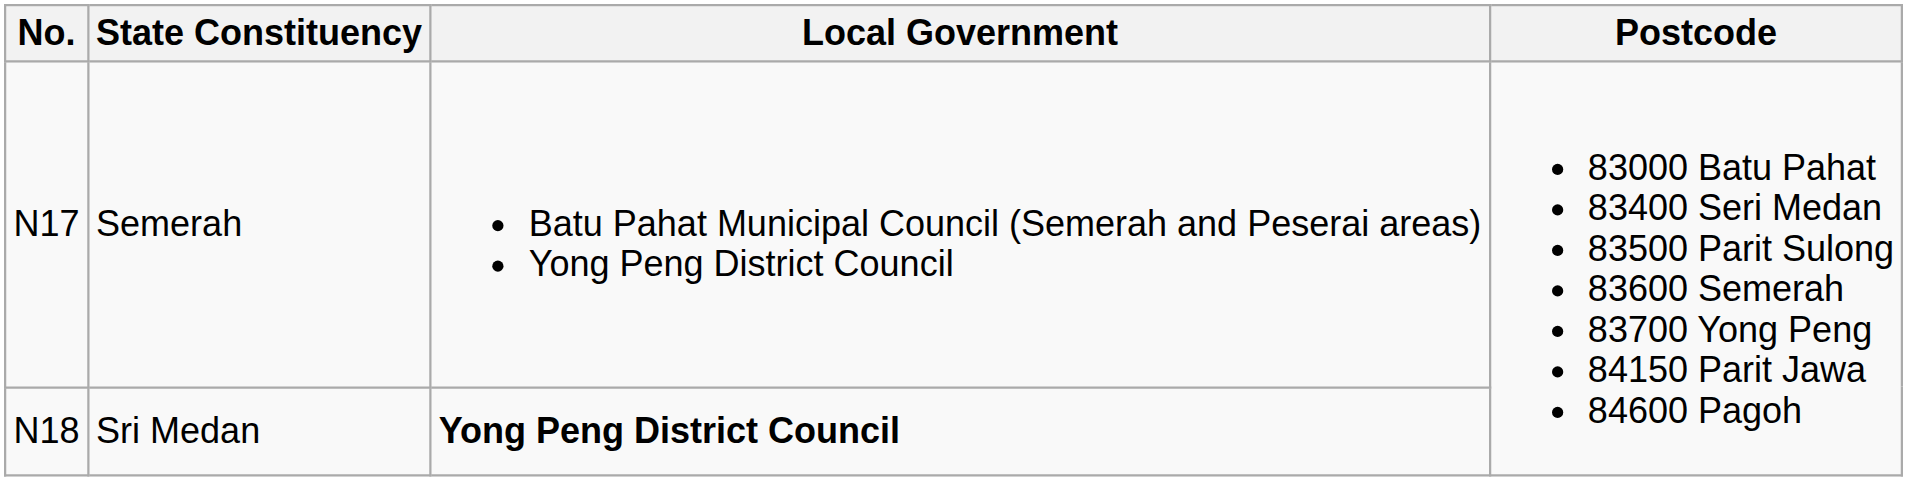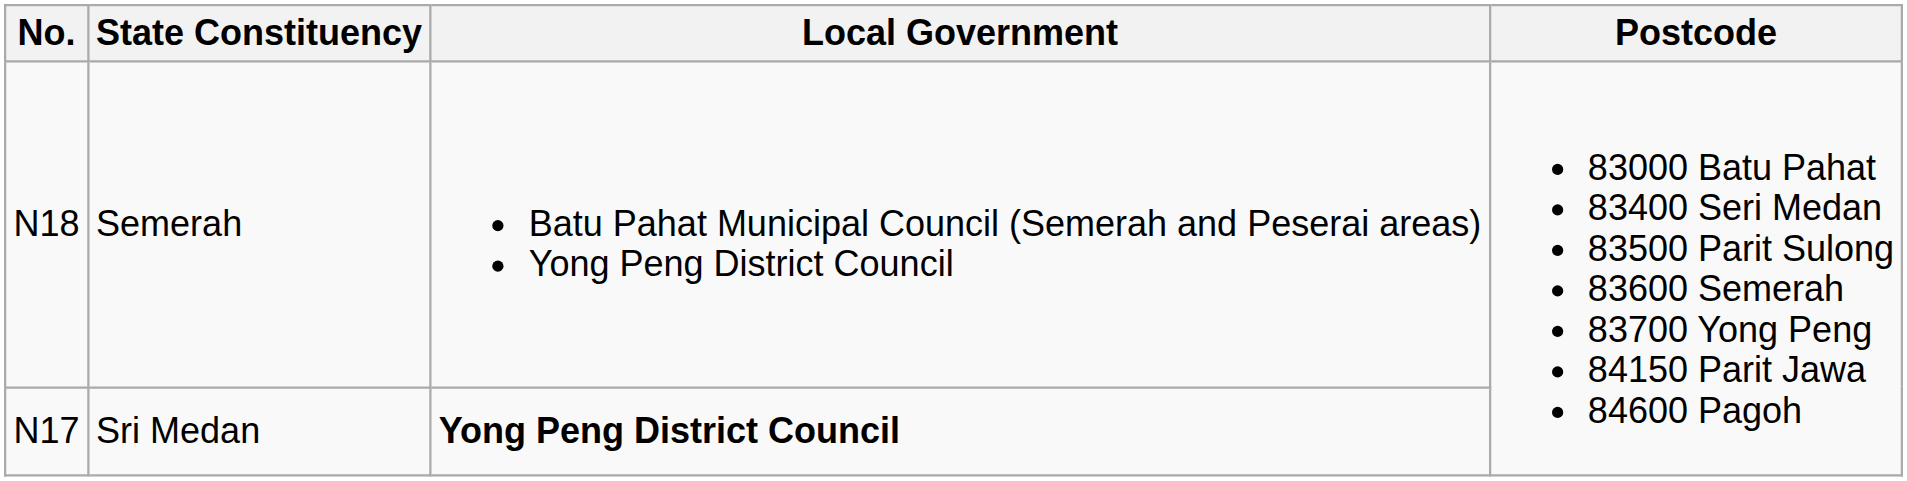(46, 223) N17 -> (46, 223) N18
(46, 430) N18 -> (46, 430) N17
